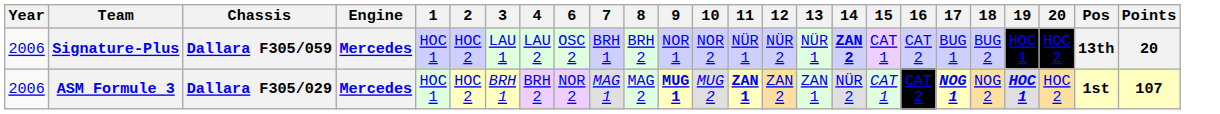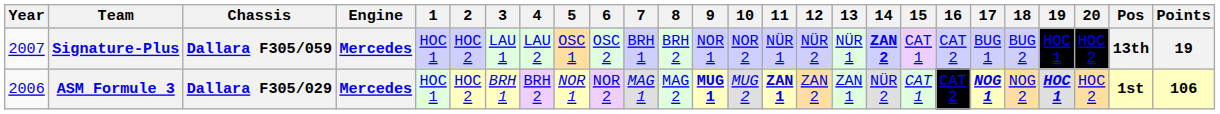+ column: (572, 17)
(27, 49) 2006 -> (27, 49) 2007
(1149, 49) 20 -> (1184, 49) 19
(1149, 89) 107 -> (1184, 89) 106
